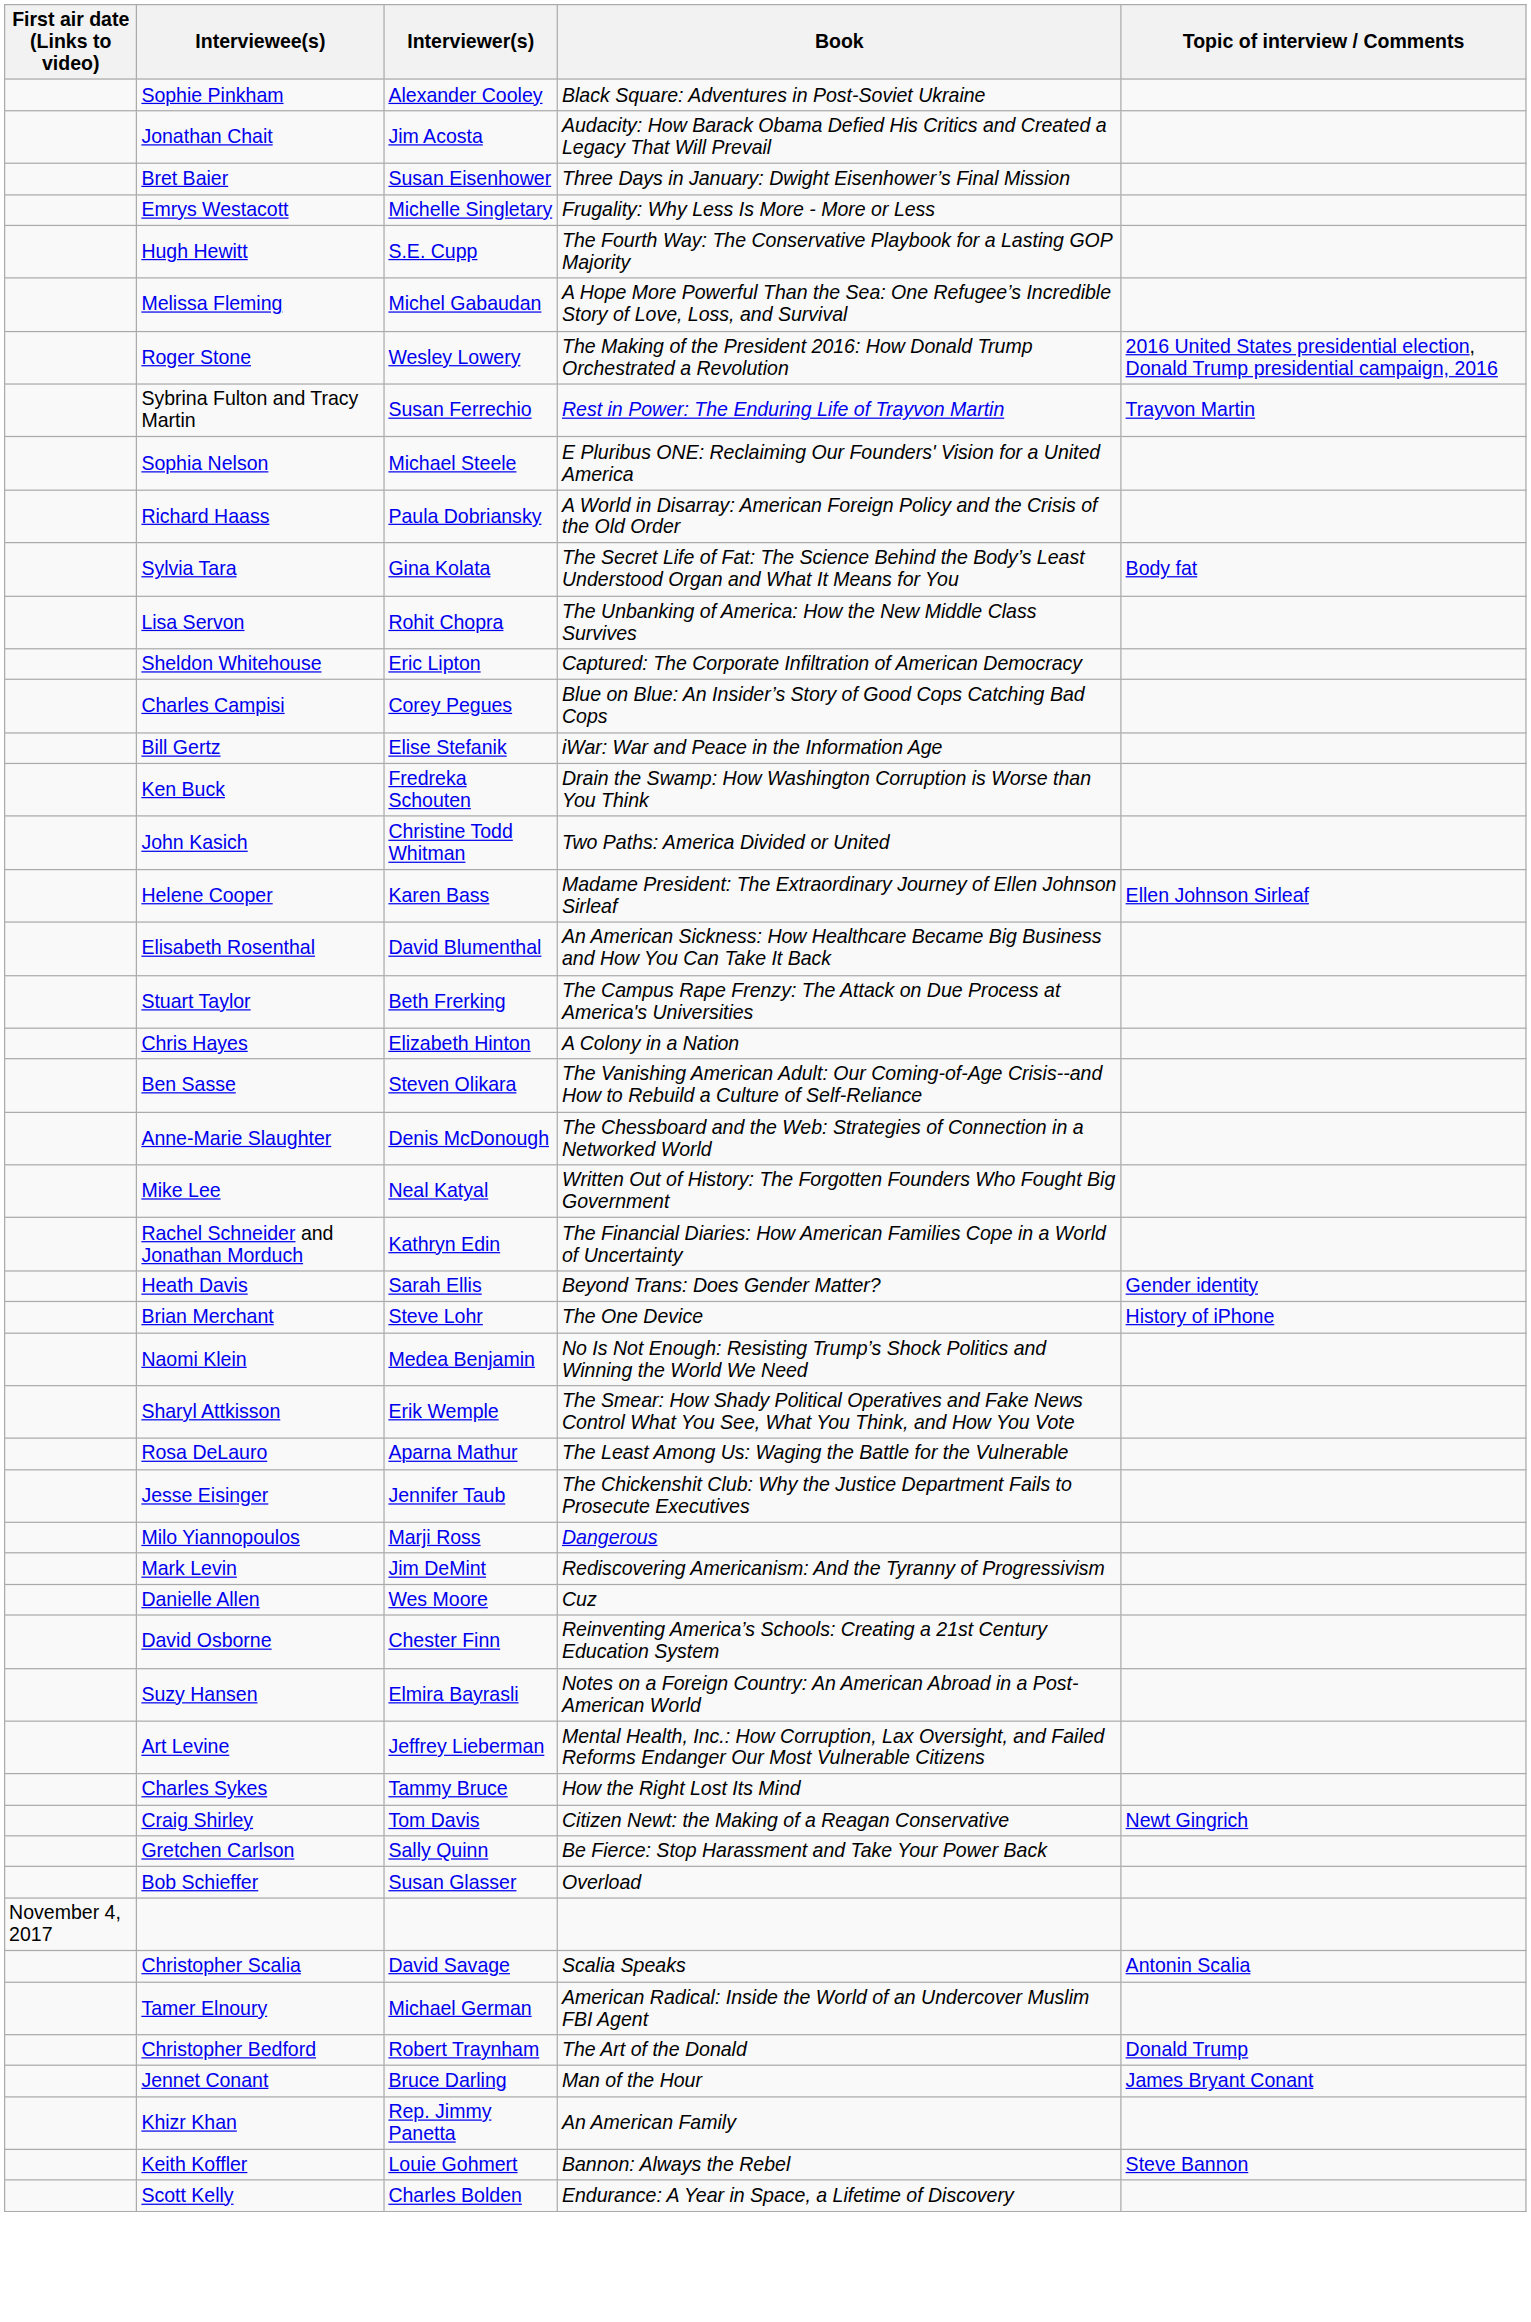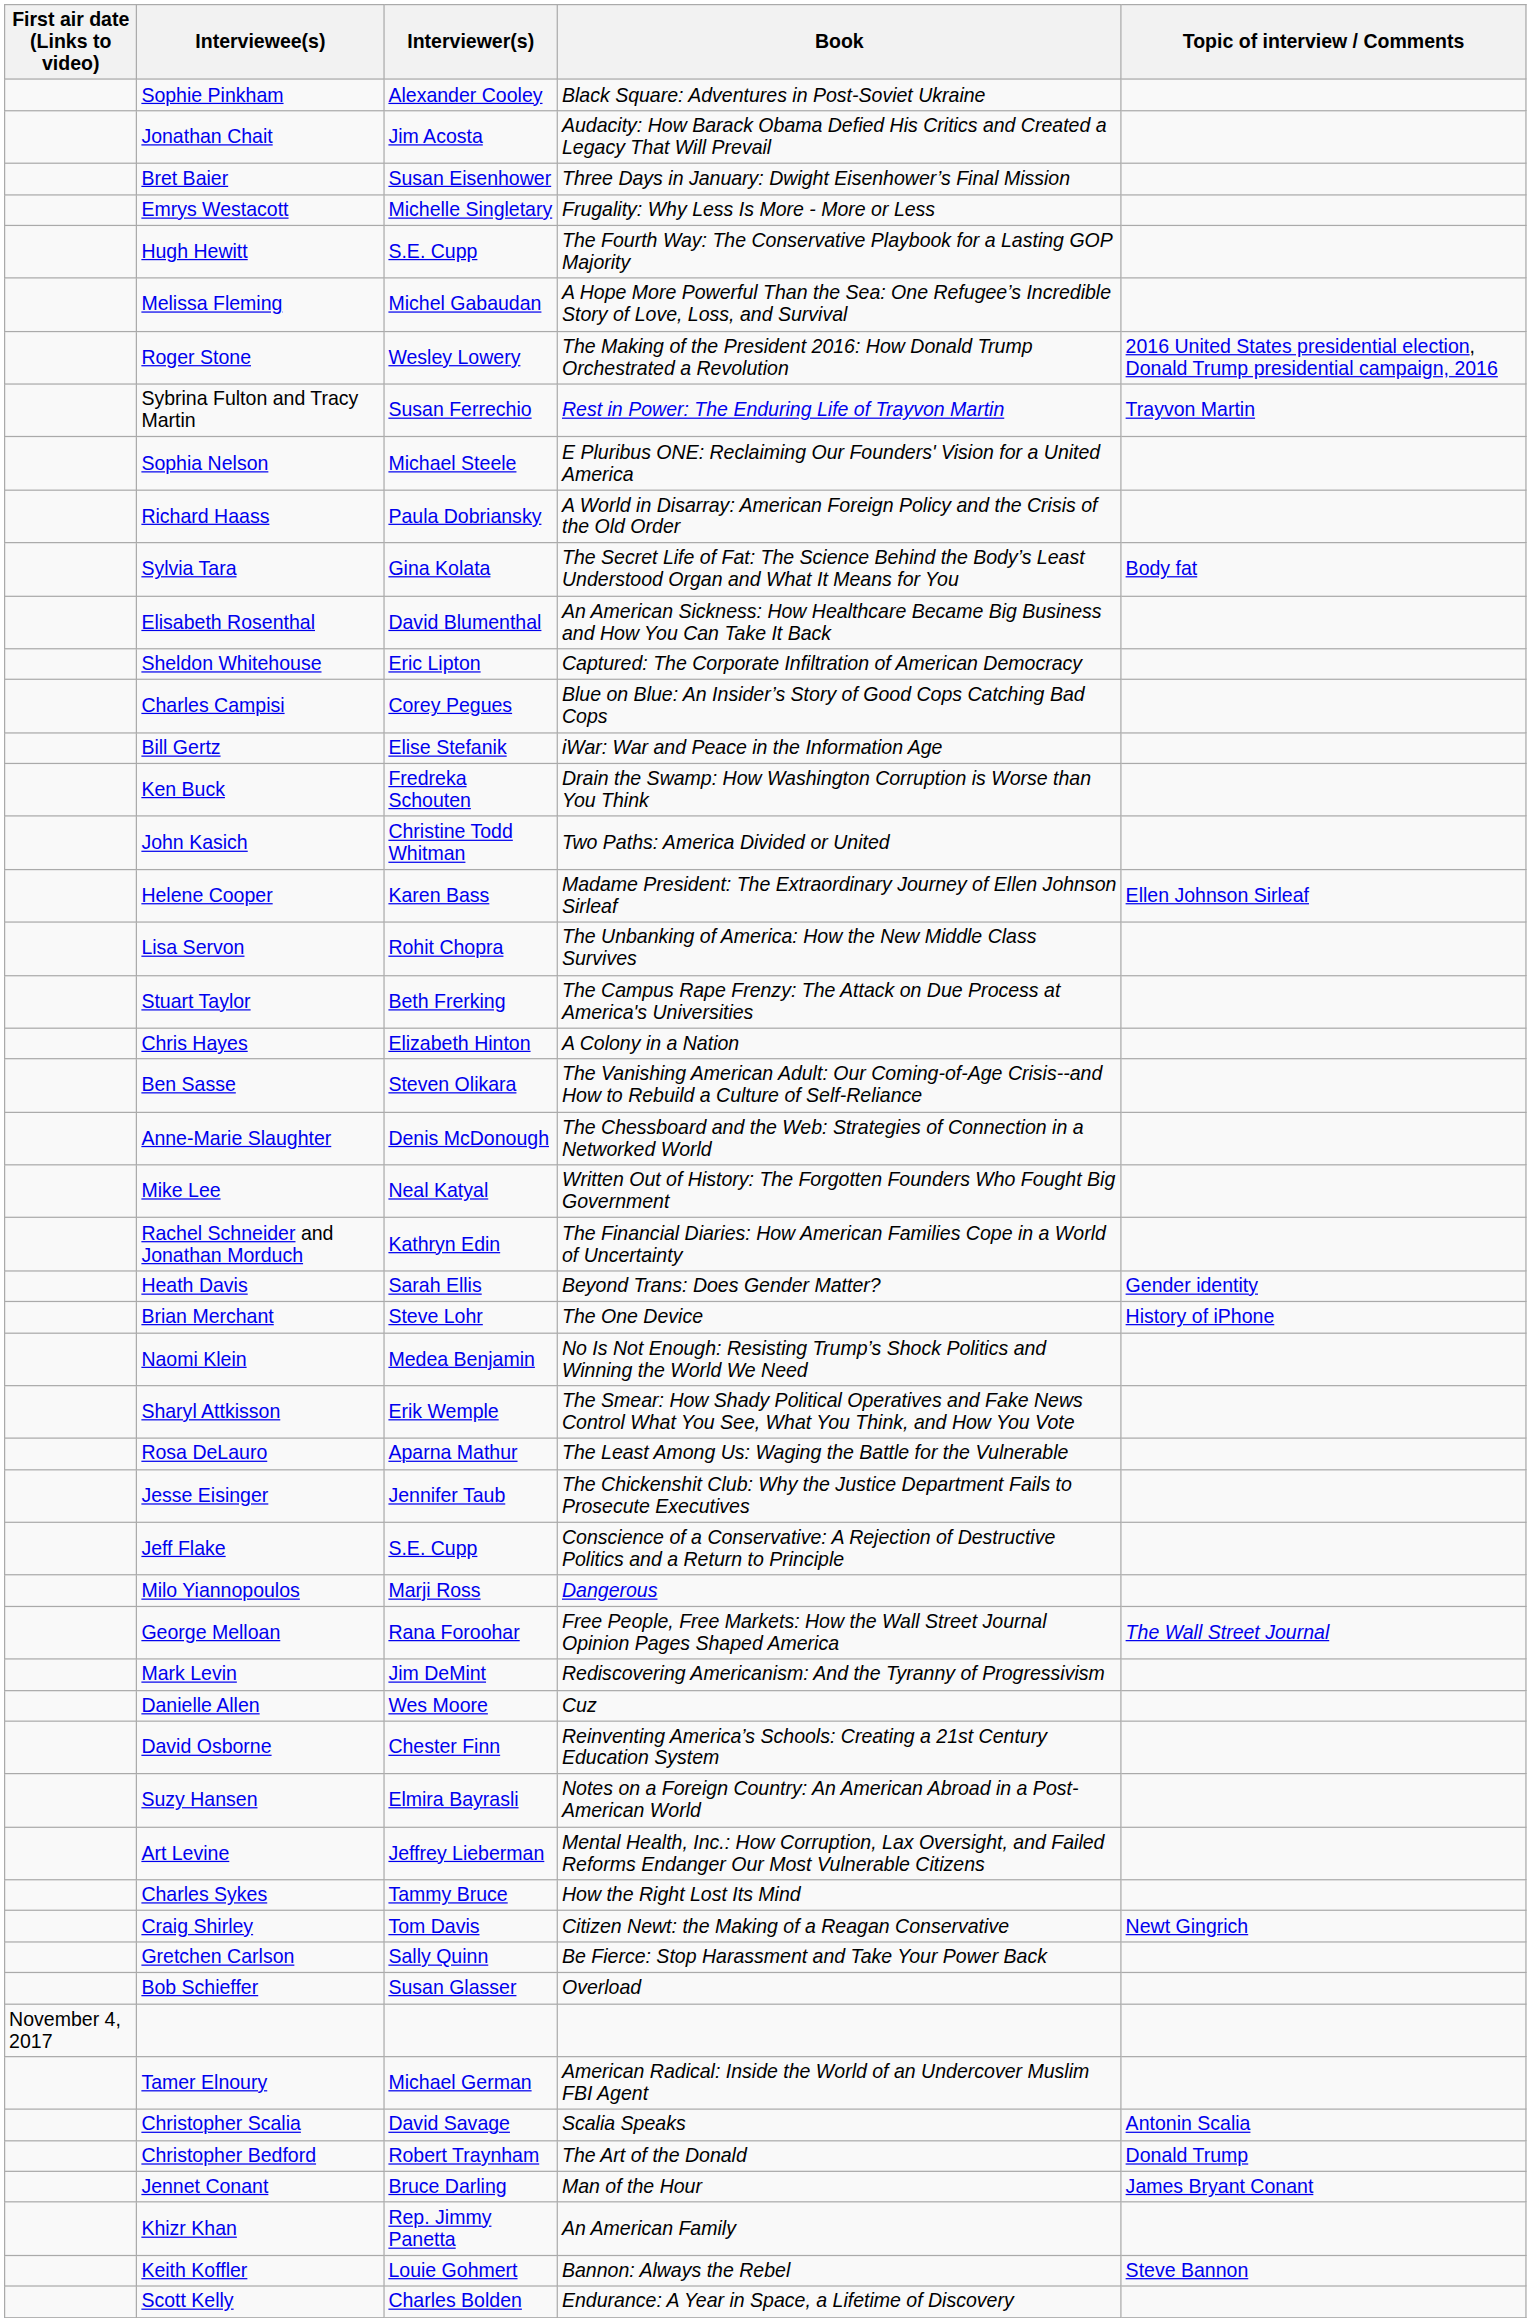rows swapped: (193, 622) <-> (228, 948)
+ row: (184, 1548)
+ row: (211, 1632)
rows swapped: (204, 2007) <-> (221, 1966)
